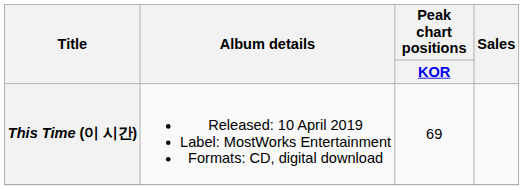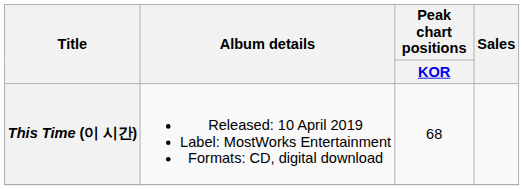(434, 134) 69 -> (434, 134) 68
